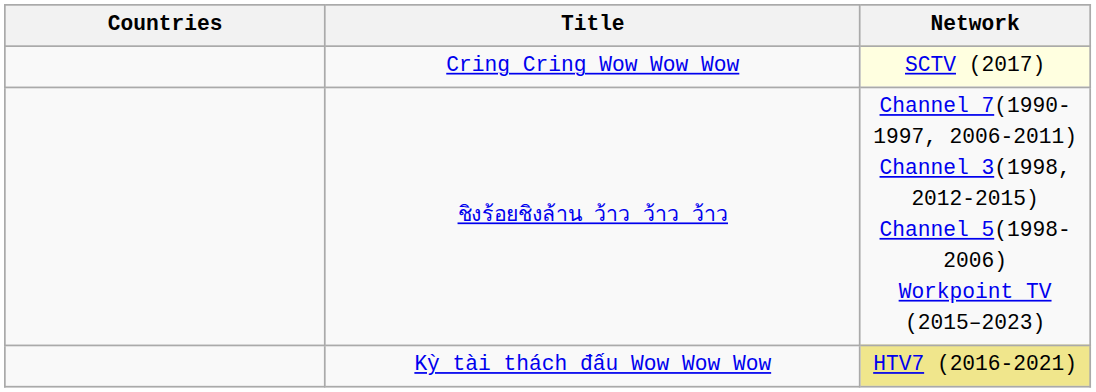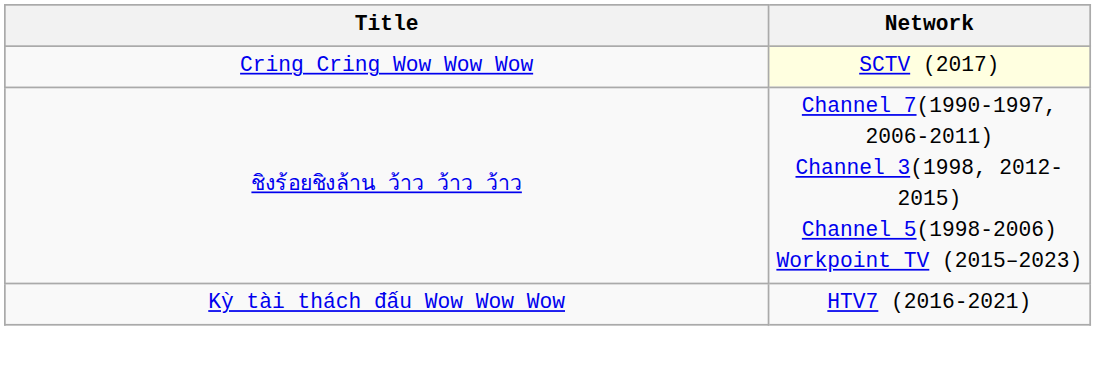- column: (165, 26)
(975, 366) khaki background -> (929, 304) no background
